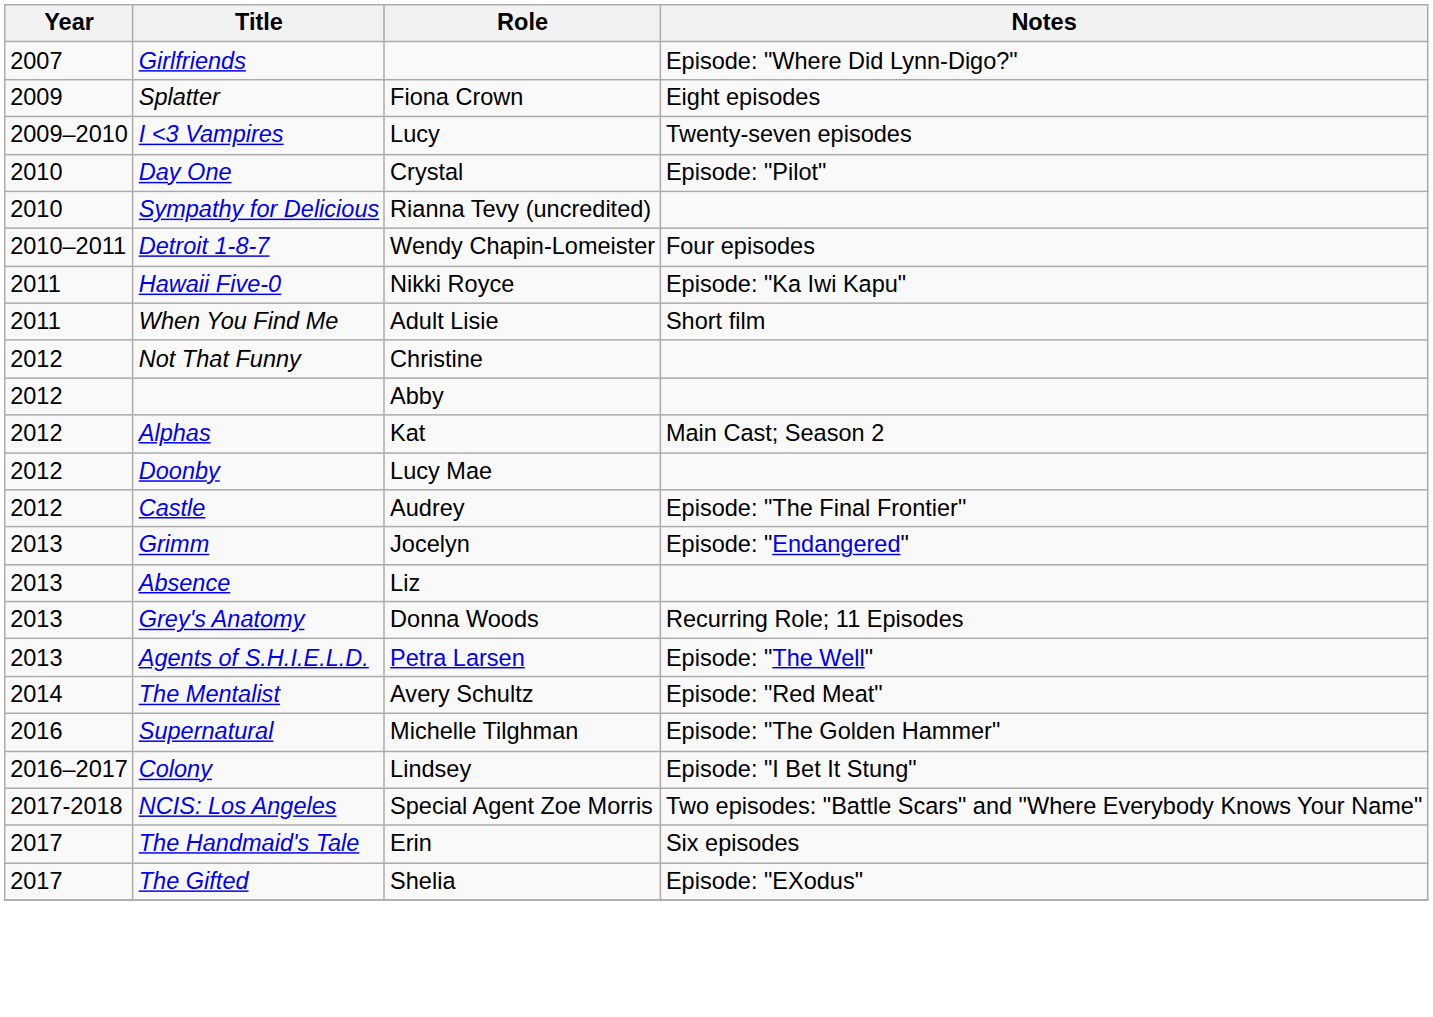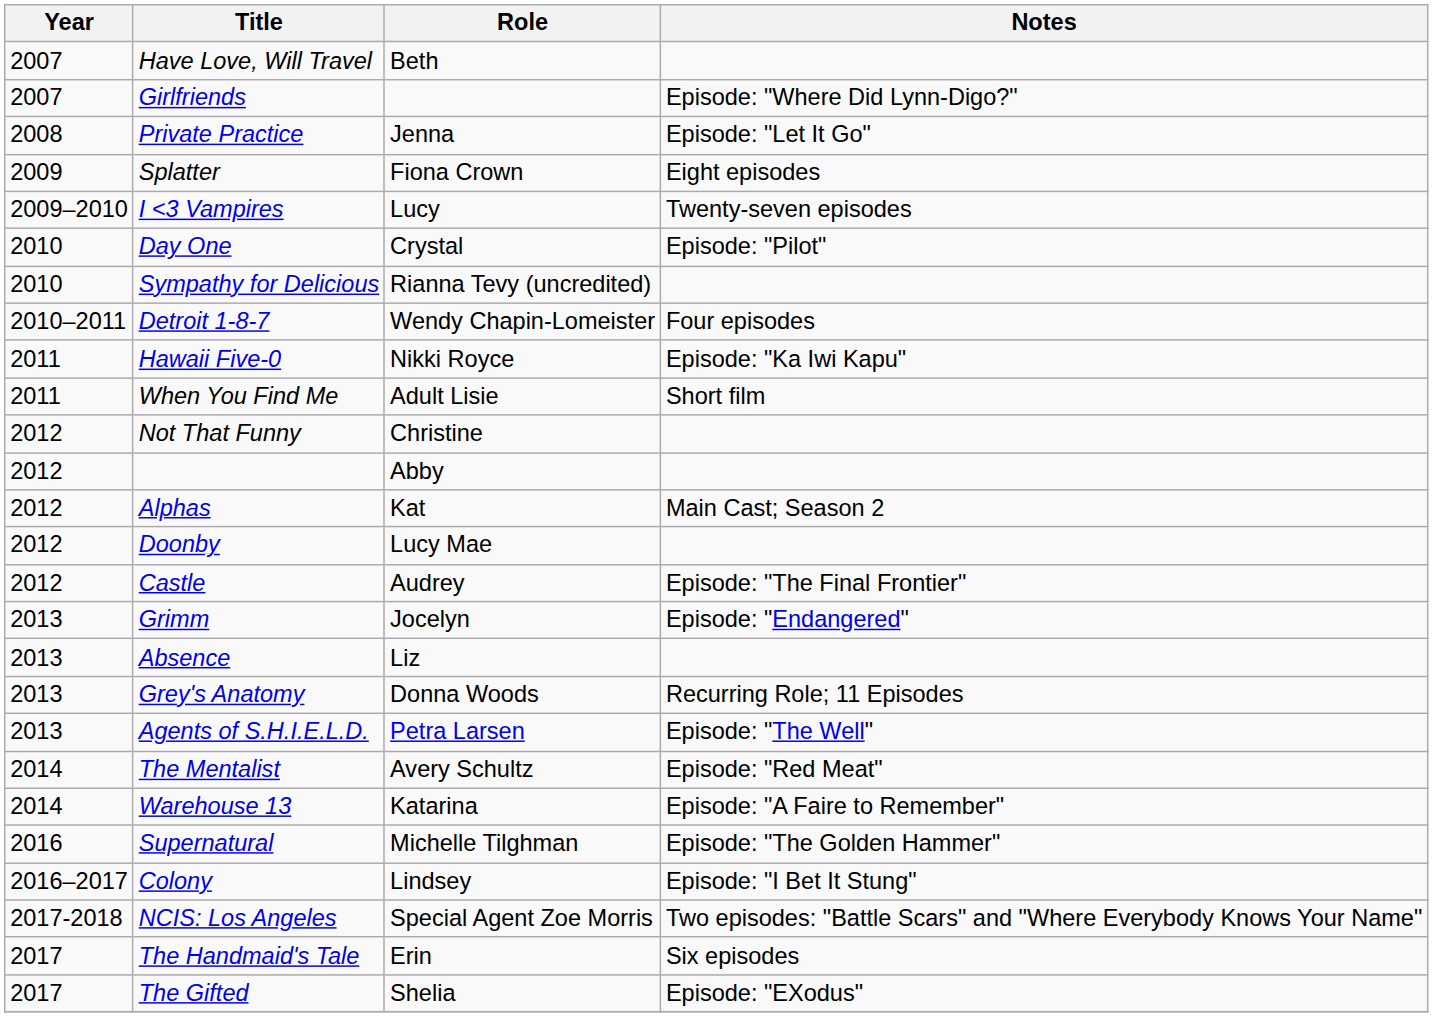+ row: (255, 60)
+ row: (221, 135)
+ row: (215, 806)
